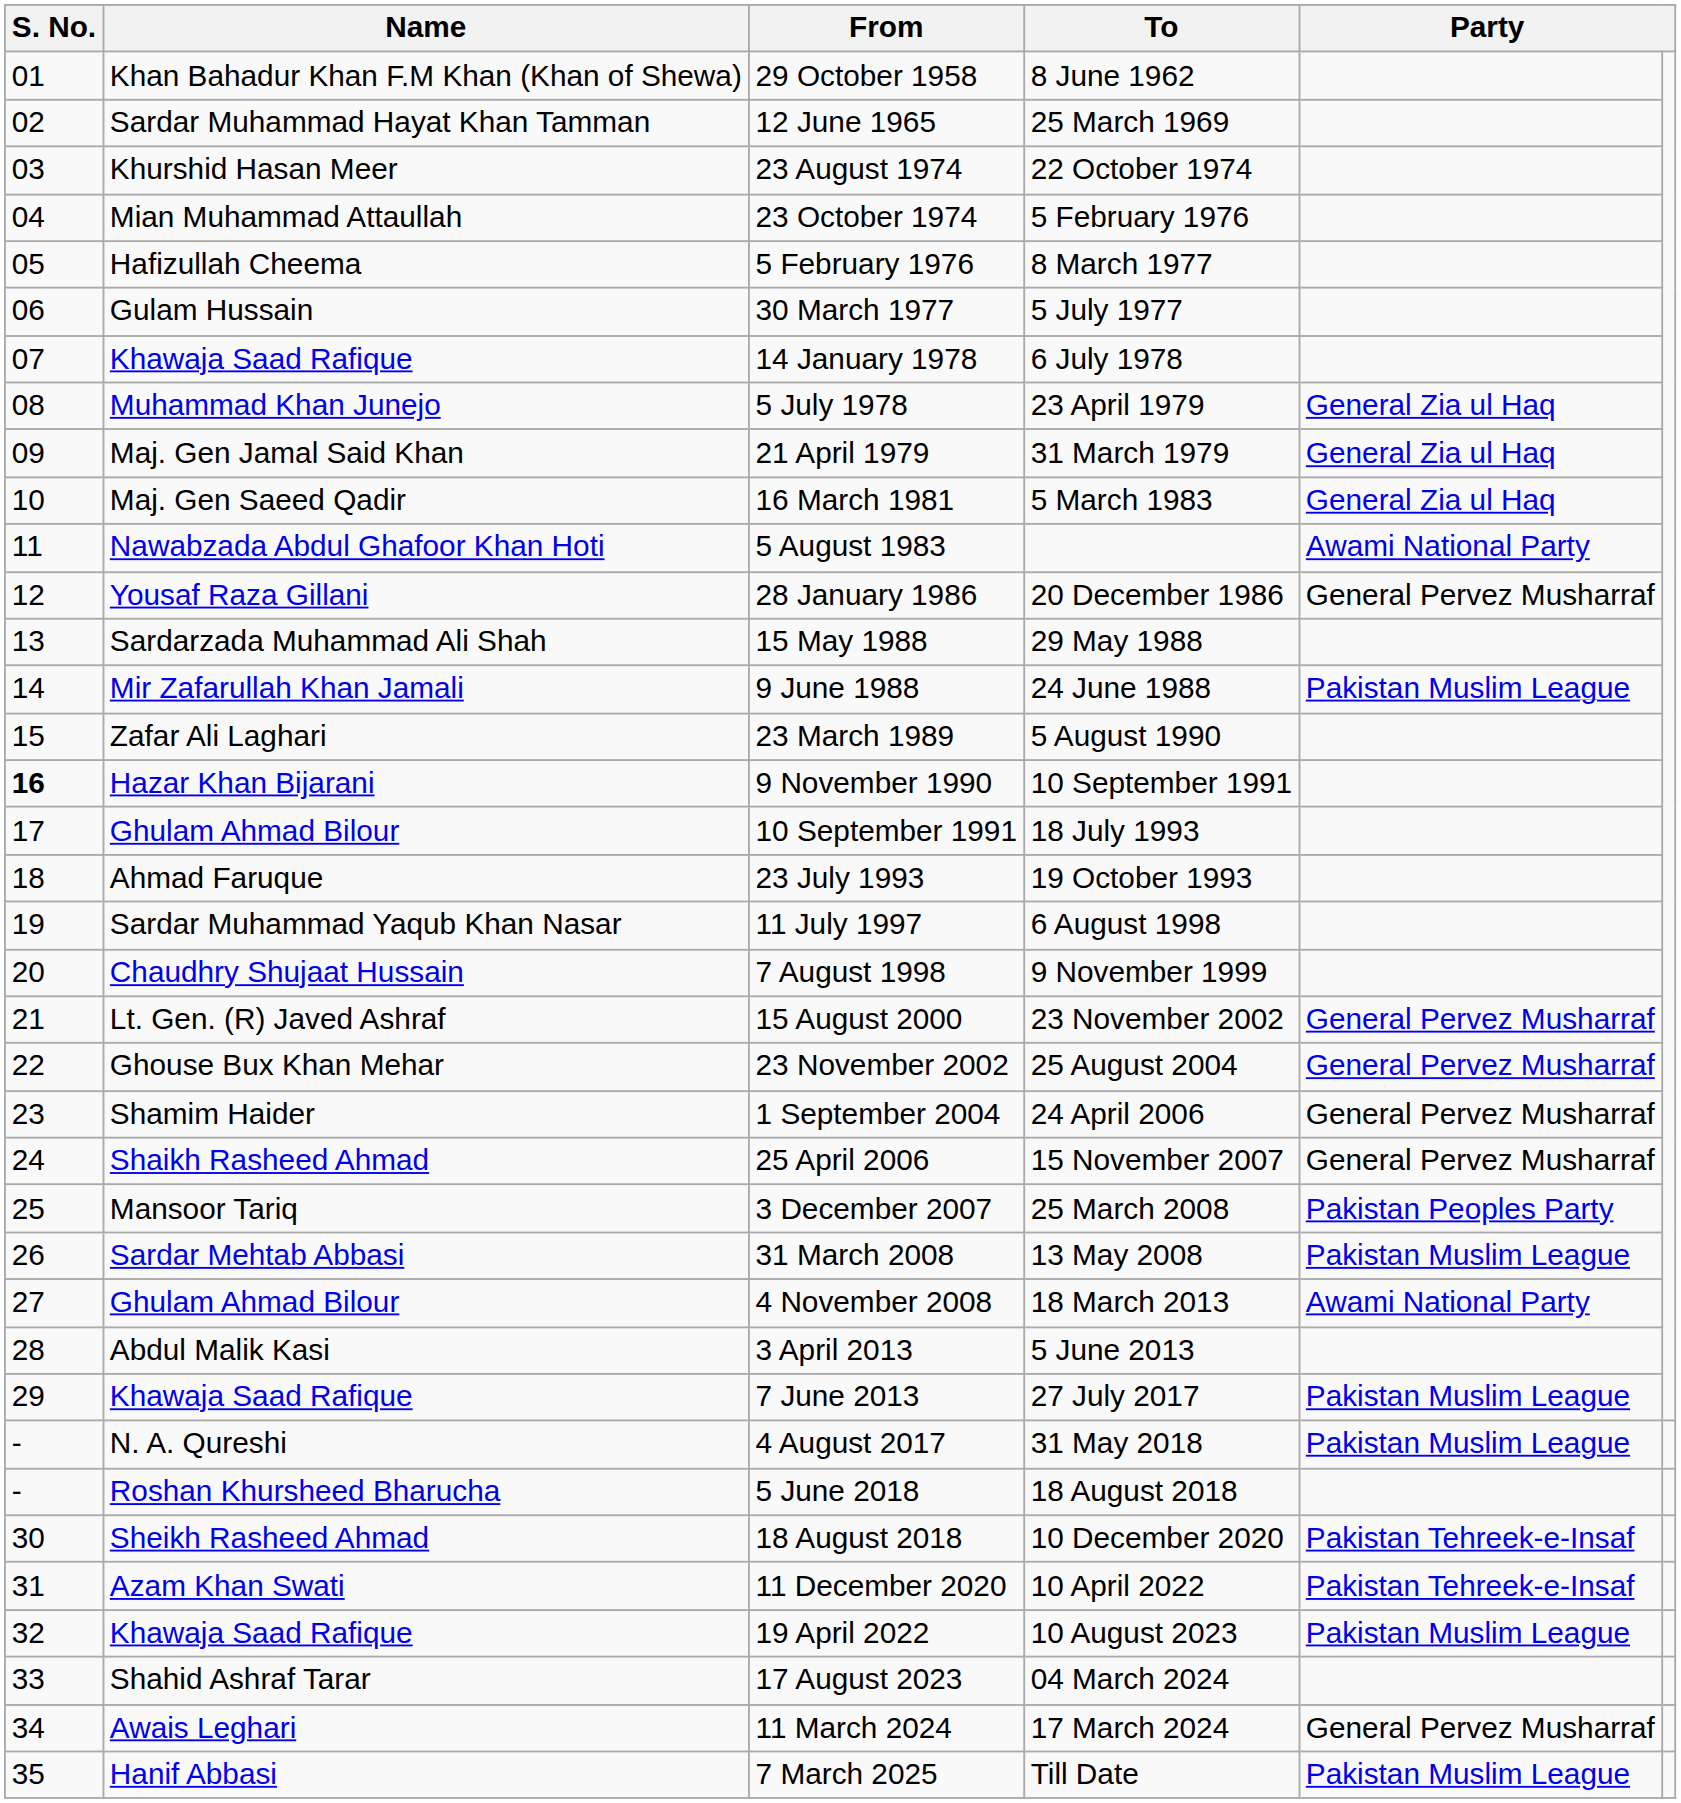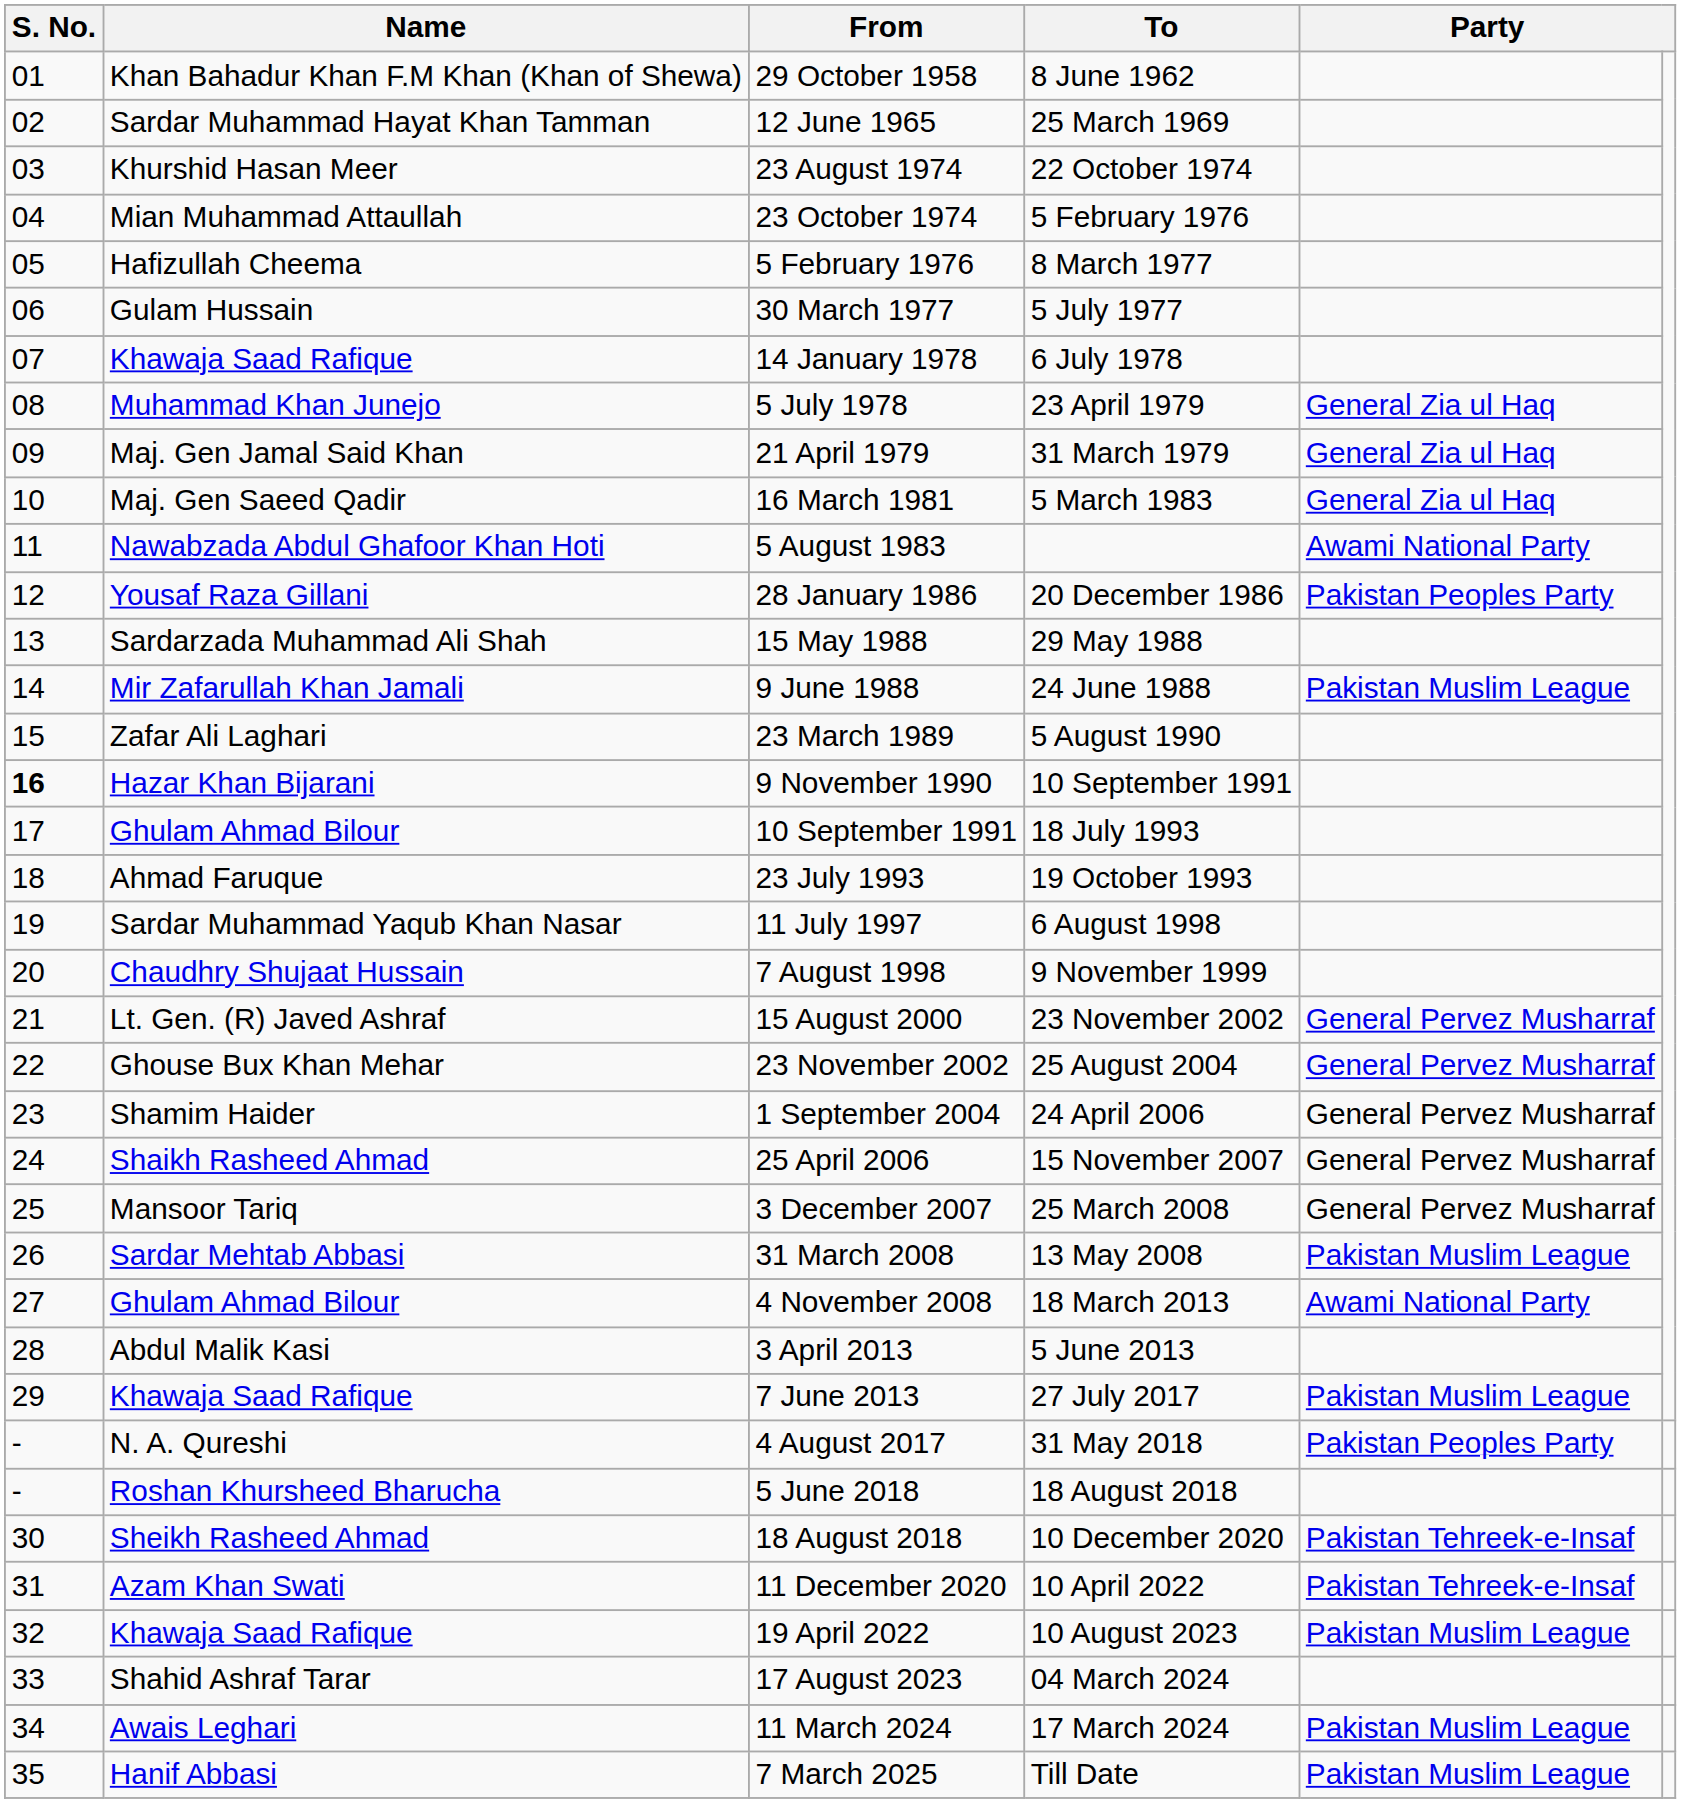(1480, 594) General Pervez Musharraf -> (1460, 594) Pakistan Peoples Party
(1460, 1208) Pakistan Peoples Party -> (1480, 1208) General Pervez Musharraf
(1468, 1444) Pakistan Muslim League -> (1460, 1444) Pakistan Peoples Party
(1480, 1727) General Pervez Musharraf -> (1468, 1727) Pakistan Muslim League
